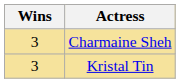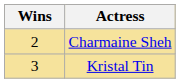(35, 41) 3 -> (35, 41) 2
